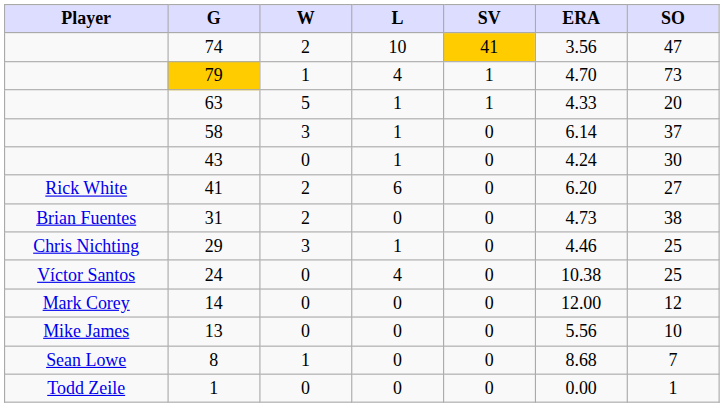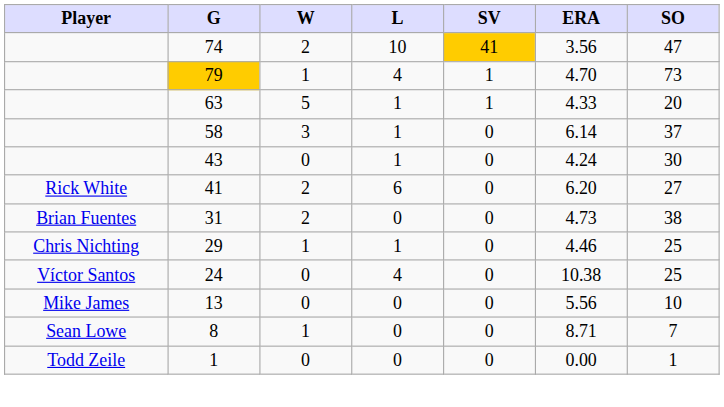(306, 246) 3 -> (306, 246) 1
- row: (214, 302)
(581, 359) 8.68 -> (581, 331) 8.71
